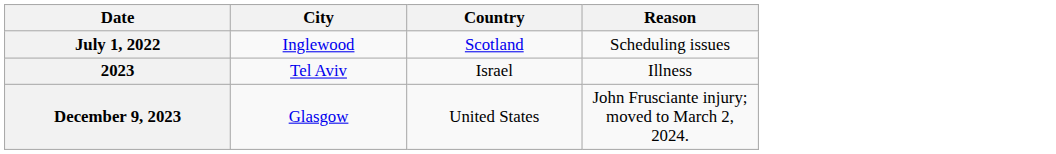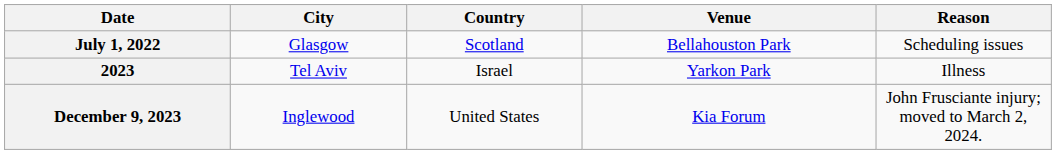+ column: (729, 17)
(319, 44) Inglewood -> (319, 44) Glasgow
(319, 116) Glasgow -> (319, 116) Inglewood
